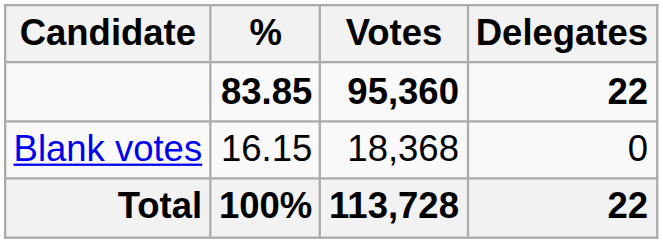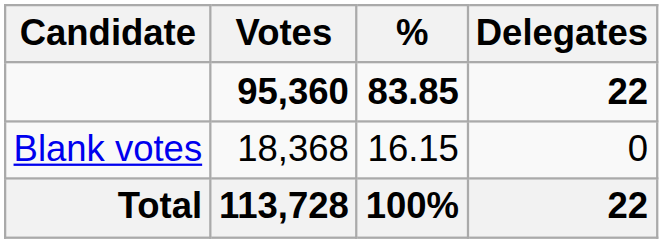columns swapped: (394, 33) <-> (266, 33)
